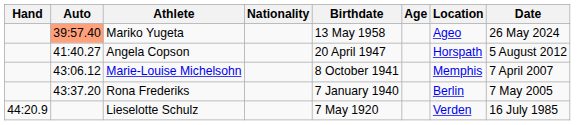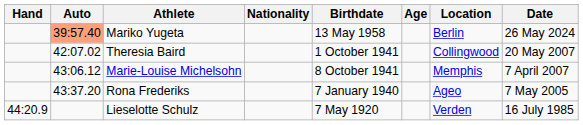(447, 33) Ageo -> (448, 33) Berlin
- row: (148, 52)
+ row: (146, 52)
(448, 91) Berlin -> (447, 91) Ageo
